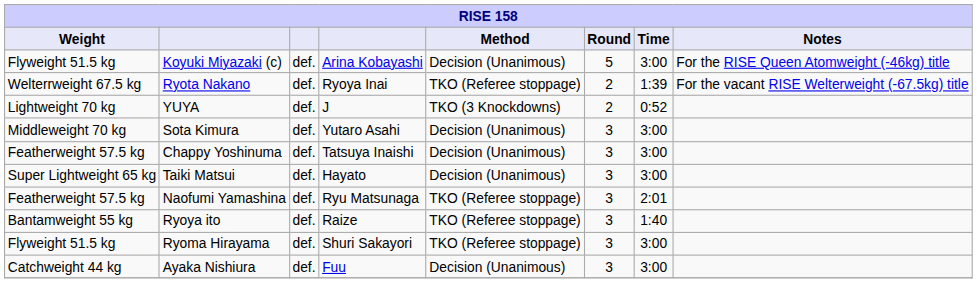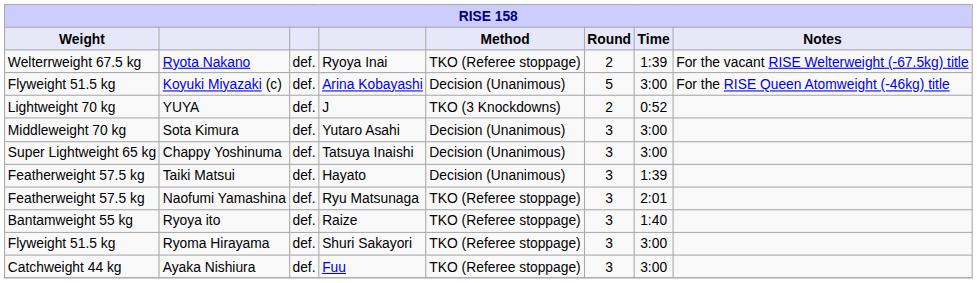rows swapped: (207, 84) <-> (222, 61)
(76, 152) Featherweight 57.5 kg -> (82, 152) Super Lightweight 65 kg
(82, 175) Super Lightweight 65 kg -> (76, 175) Featherweight 57.5 kg
(654, 175) 3:00 -> (654, 175) 1:39
(497, 266) Decision (Unanimous) -> (505, 266) TKO (Referee stoppage)
